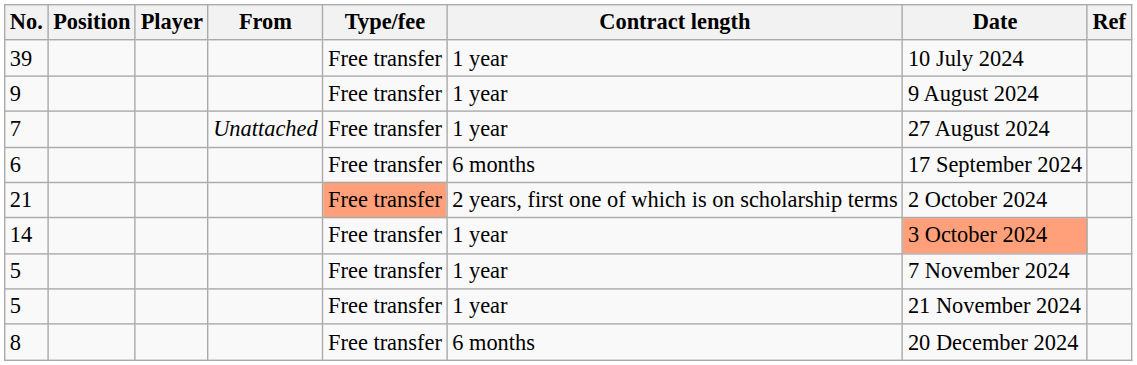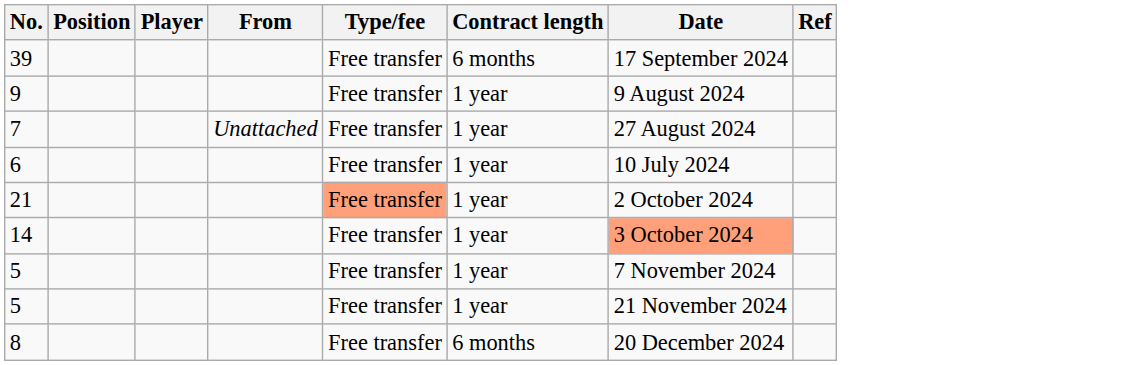(480, 57) 1 year -> (494, 57) 6 months
(966, 57) 10 July 2024 -> (701, 57) 17 September 2024
(494, 164) 6 months -> (480, 164) 1 year
(995, 164) 17 September 2024 -> (672, 164) 10 July 2024
(675, 199) 2 years, first one of which is on scholarship terms -> (480, 199) 1 year
